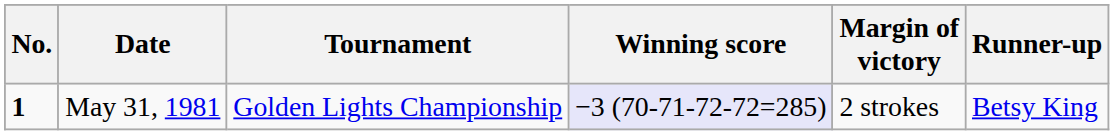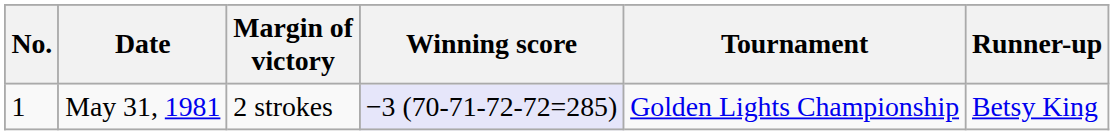columns swapped: (398, 44) <-> (899, 44)
(18, 106) bold -> (18, 106) normal
